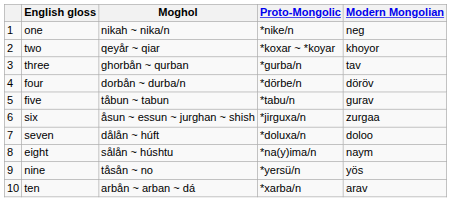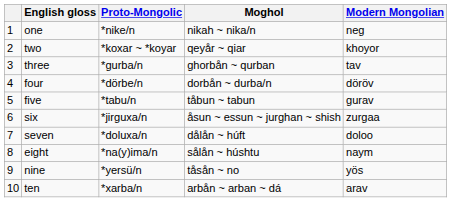columns swapped: (178, 13) <-> (300, 13)
